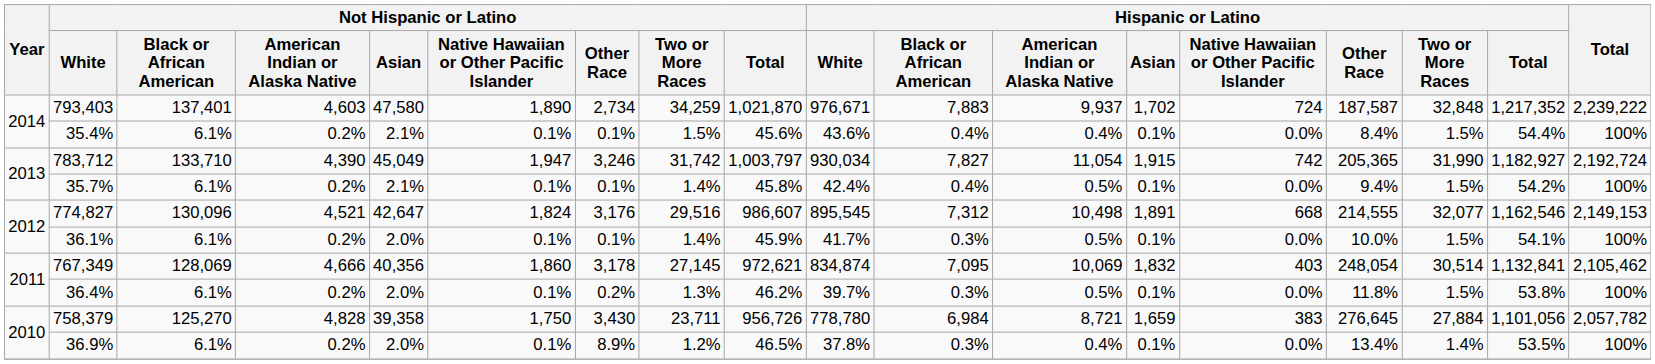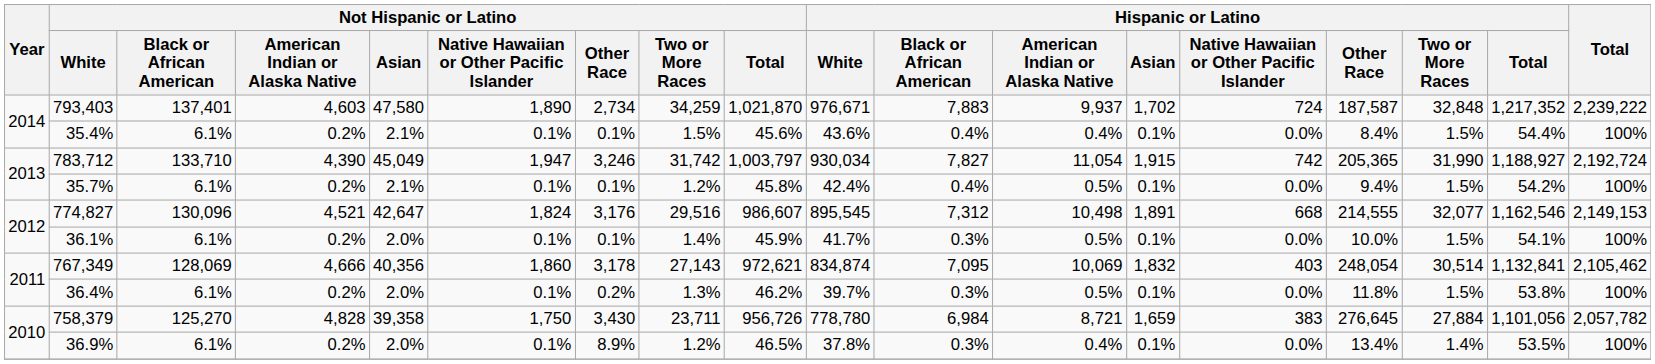(1528, 160) 1,182,927 -> (1528, 160) 1,188,927
(702, 187) 1.4% -> (702, 187) 1.2%
(695, 266) 27,145 -> (695, 266) 27,143
